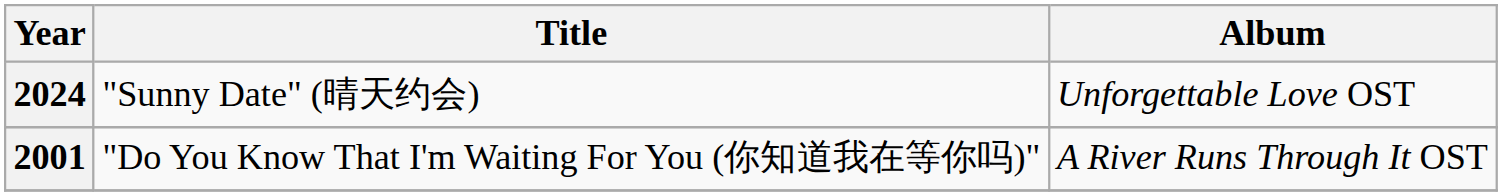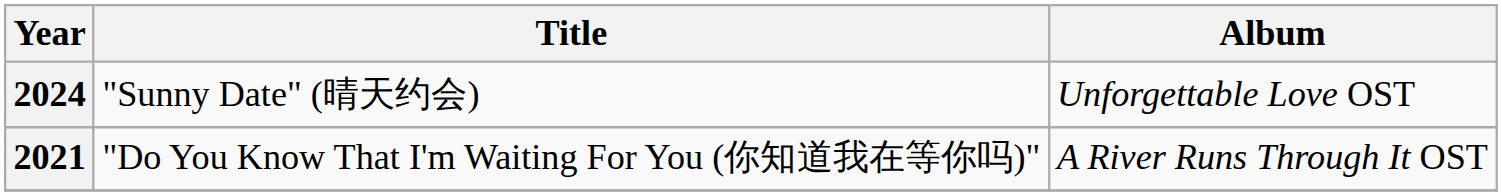(50, 158) 2001 -> (50, 158) 2021
